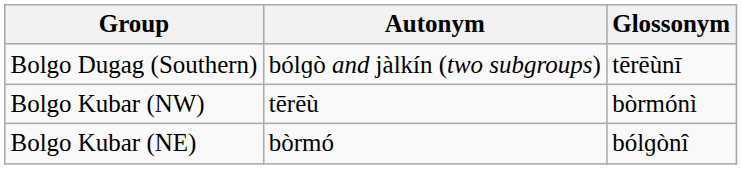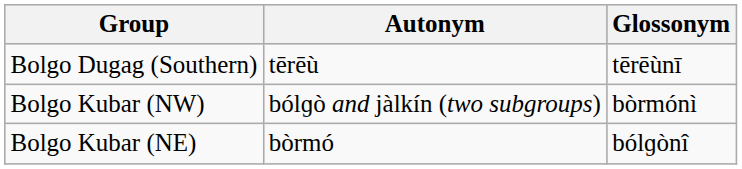(435, 63) bólɡò and jàlkín (two subgroups) -> (294, 63) tērēù
(294, 103) tērēù -> (435, 103) bólɡò and jàlkín (two subgroups)
